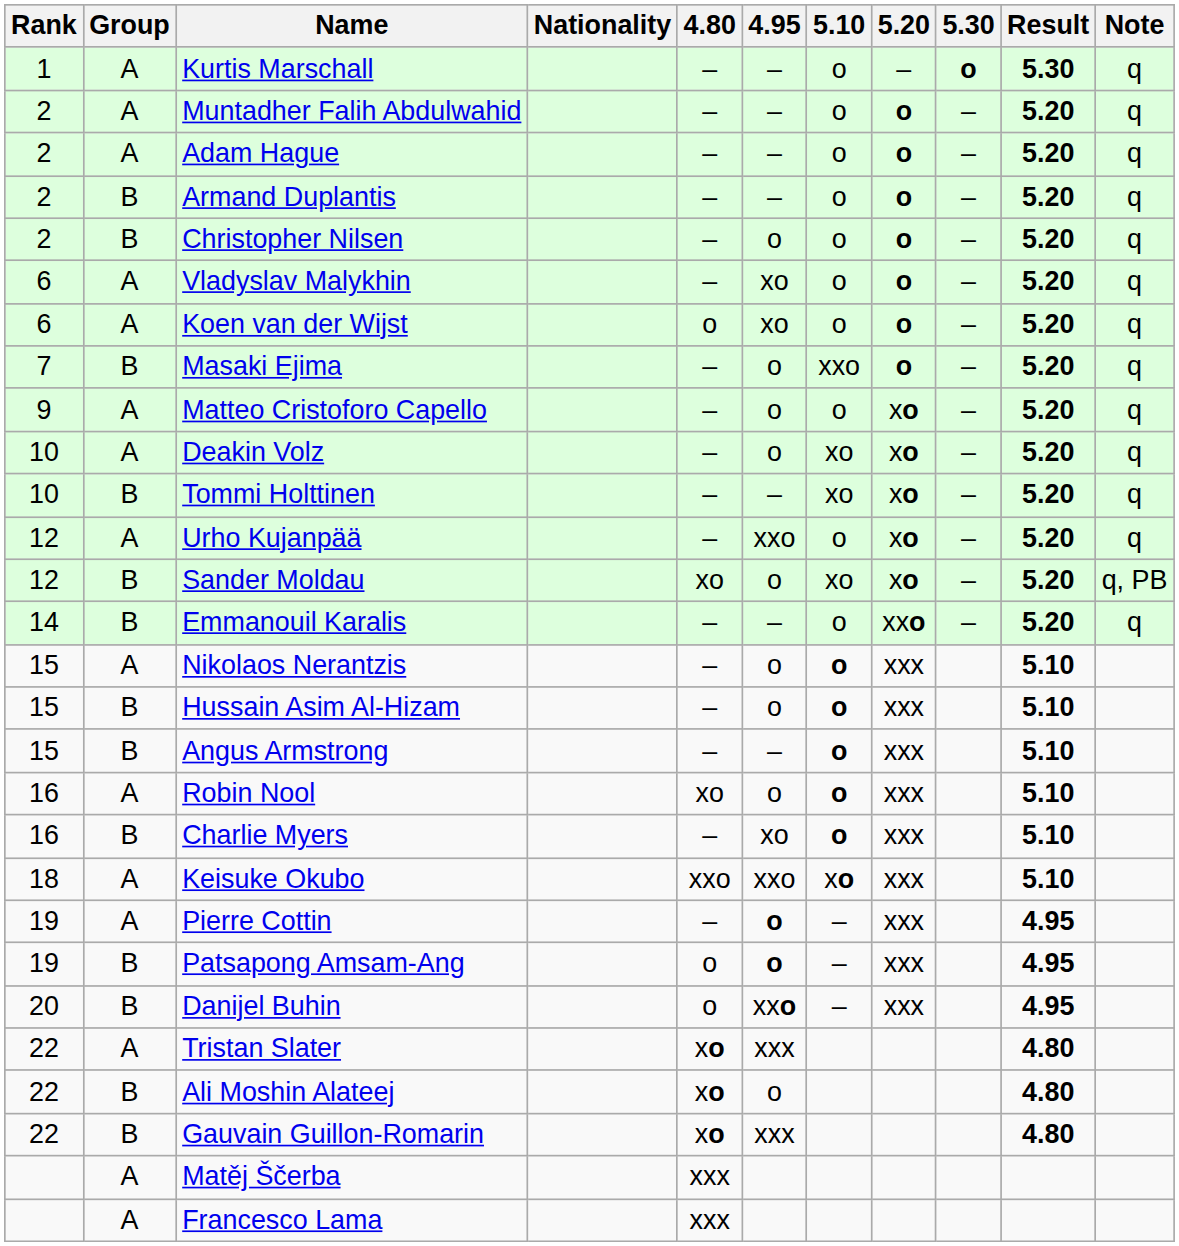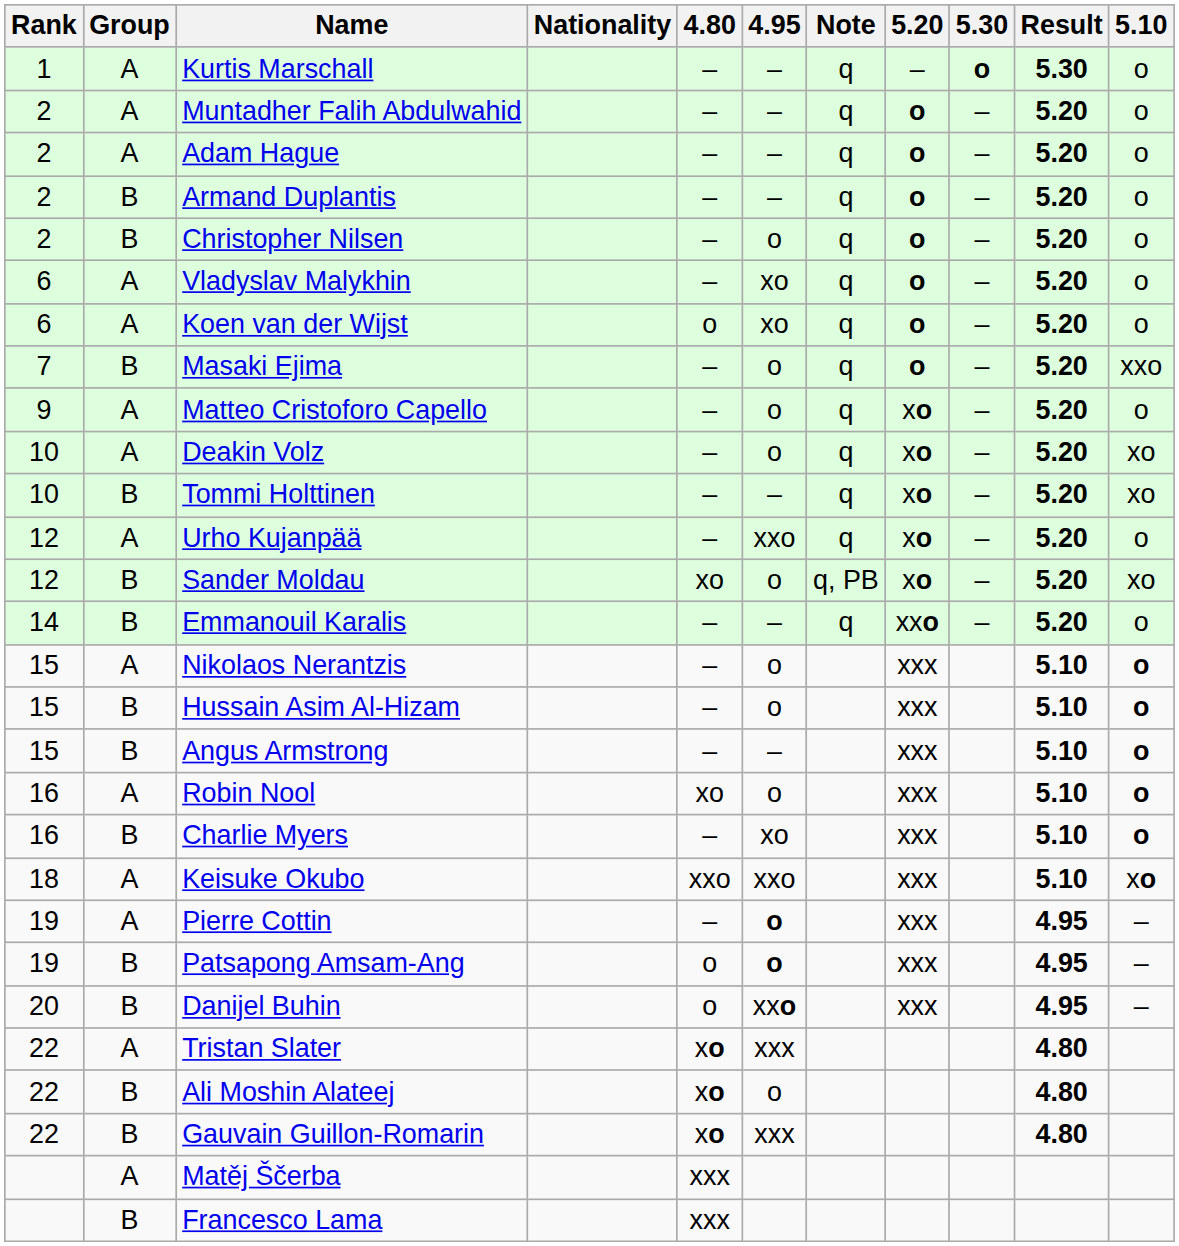columns swapped: (839, 25) <-> (1135, 25)
(129, 1219) A -> (129, 1219) B
